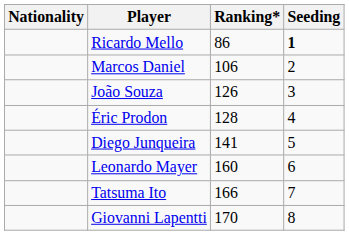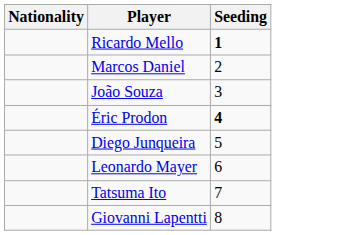- column: (247, 17)
(291, 117) normal -> (218, 117) bold
